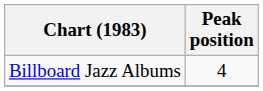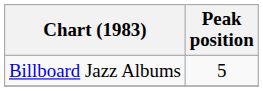(222, 70) 4 -> (222, 70) 5
